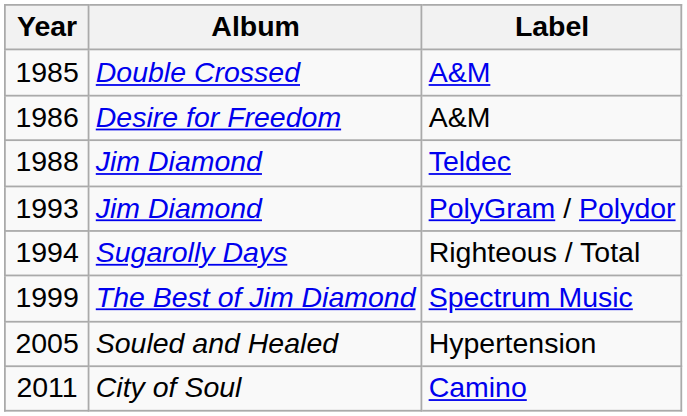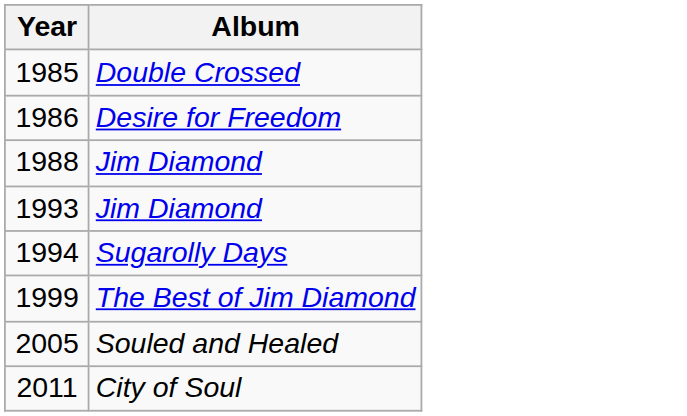- column: (552, 27)
